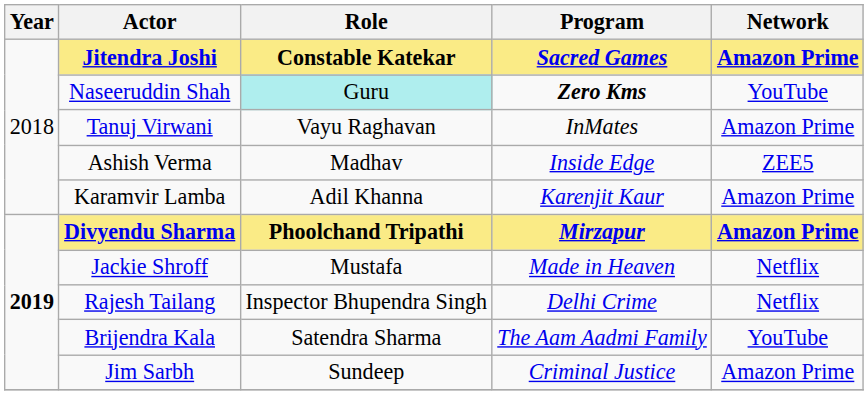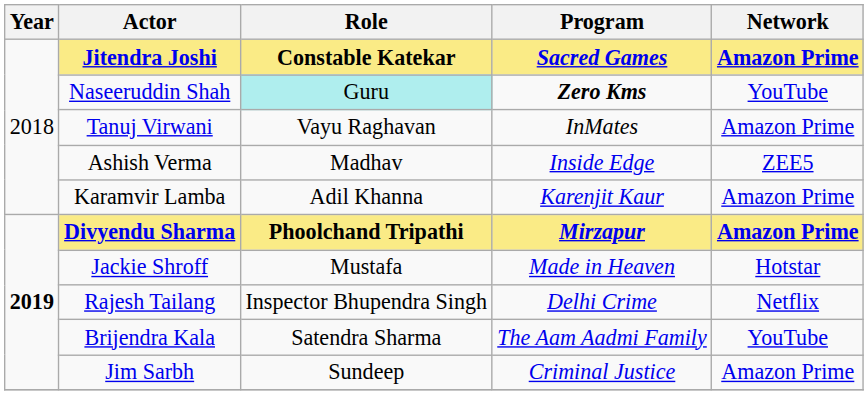(788, 267) Netflix -> (788, 267) Hotstar
